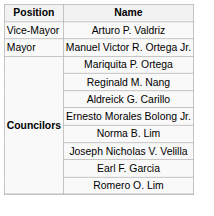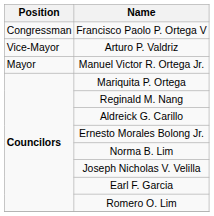+ row: (141, 30)
